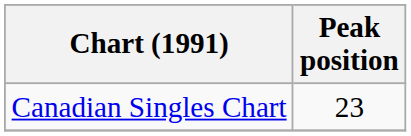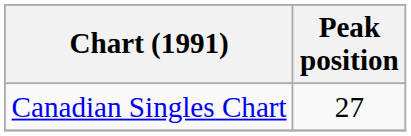(349, 106) 23 -> (349, 106) 27
